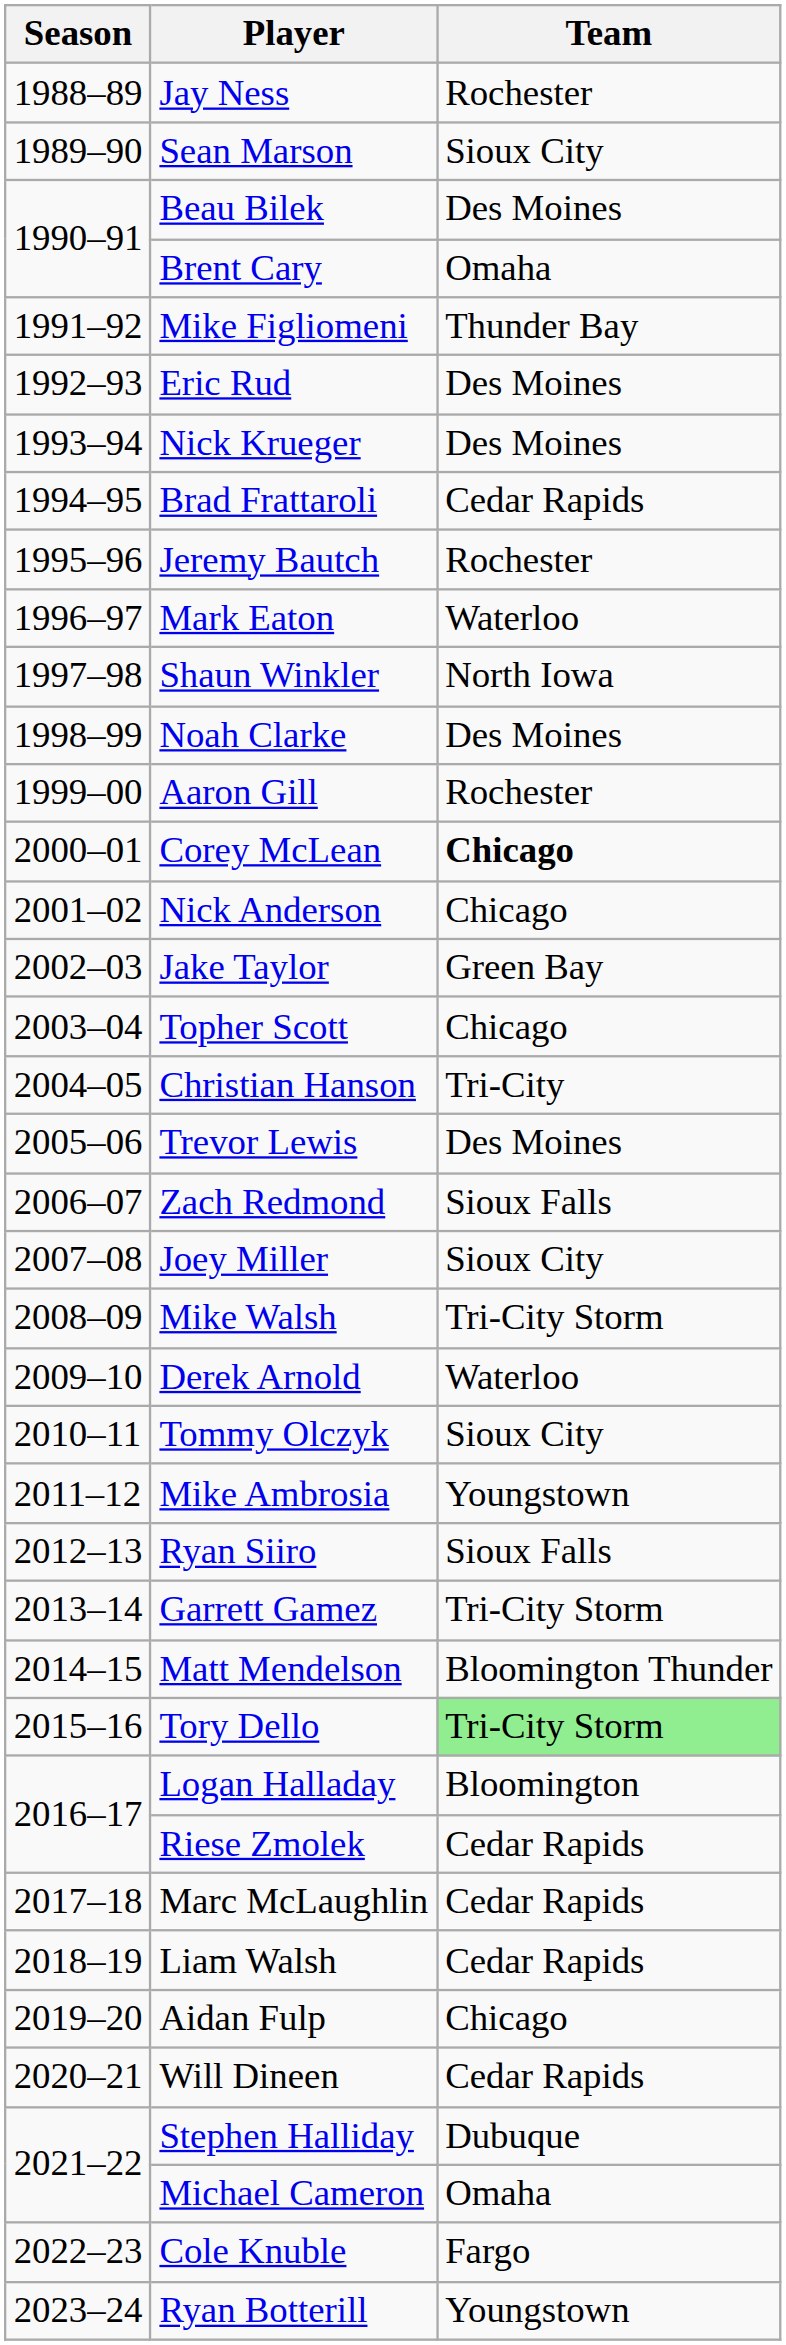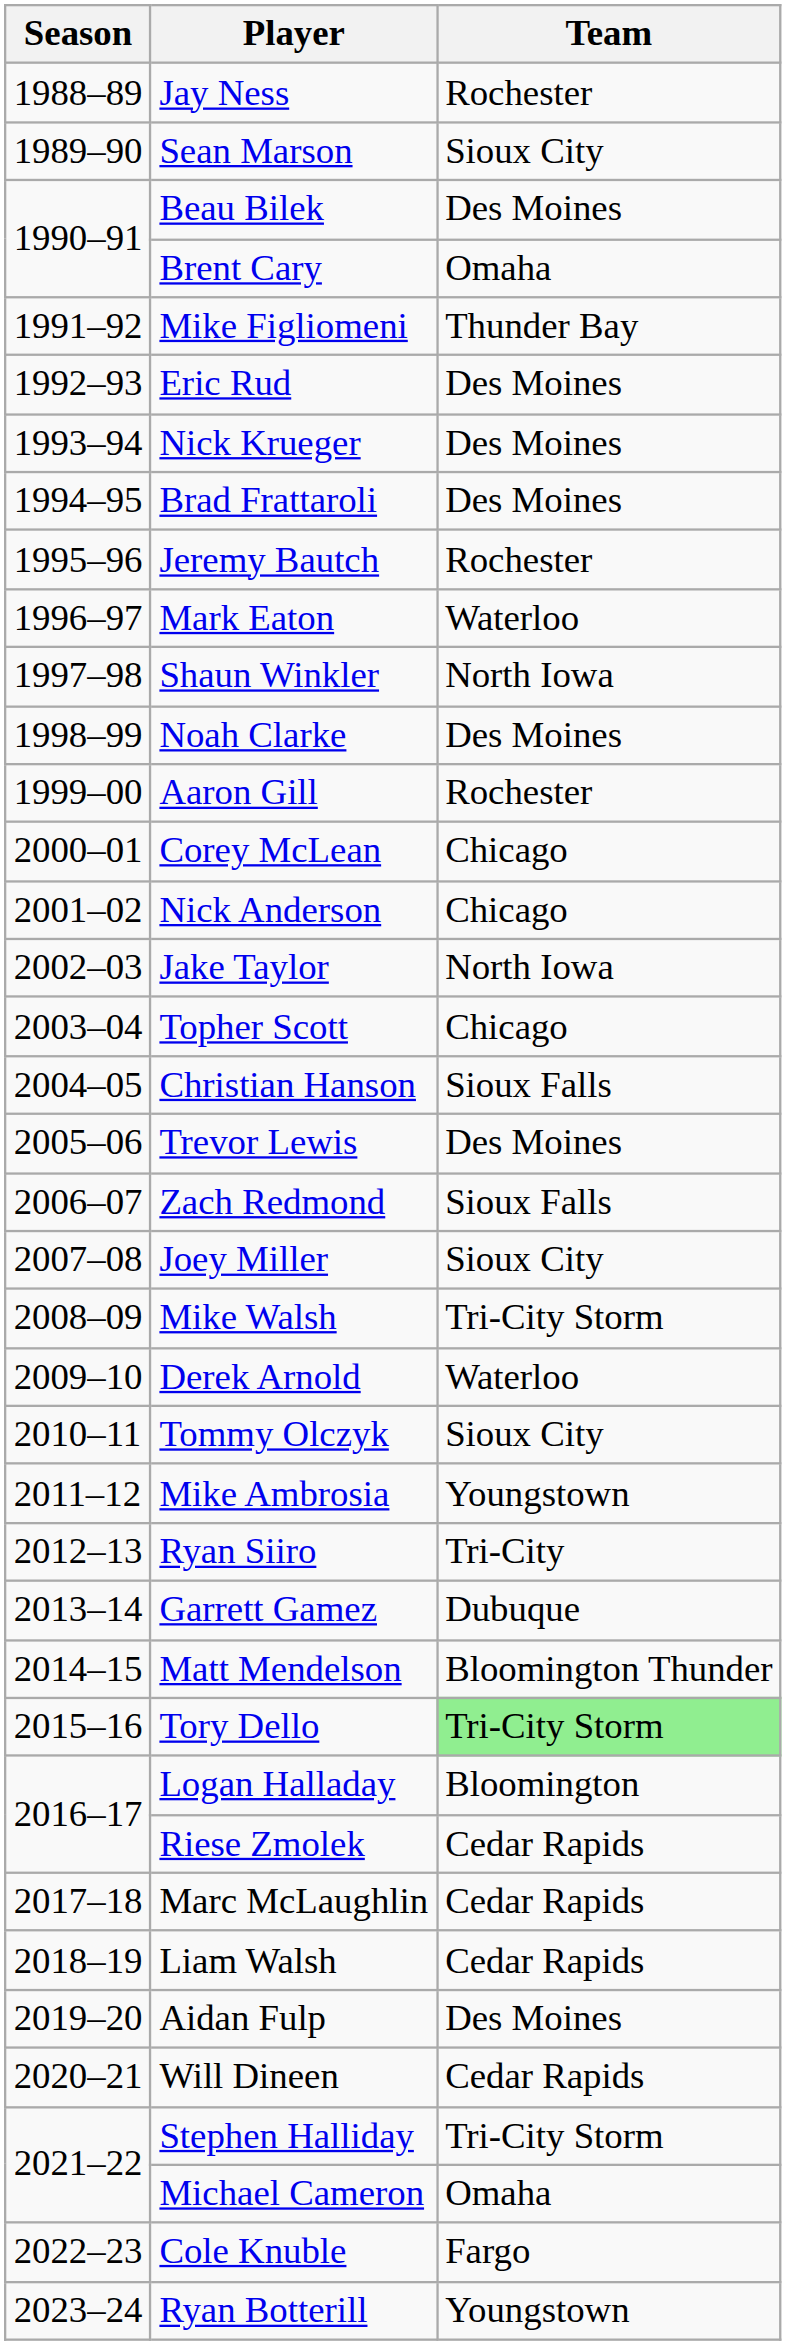(545, 500) Cedar Rapids -> (534, 500) Des Moines
(510, 850) bold -> (506, 850) normal
(524, 967) Green Bay -> (529, 967) North Iowa
(505, 1084) Tri-City -> (528, 1084) Sioux Falls
(528, 1551) Sioux Falls -> (505, 1551) Tri-City
(554, 1609) Tri-City Storm -> (513, 1609) Dubuque
(506, 2018) Chicago -> (534, 2018) Des Moines
(513, 2134) Dubuque -> (554, 2134) Tri-City Storm
